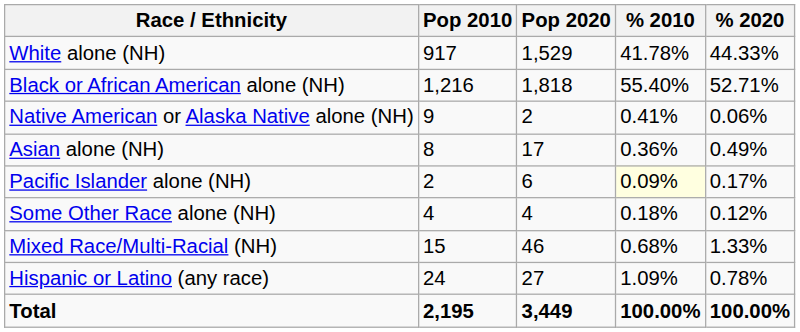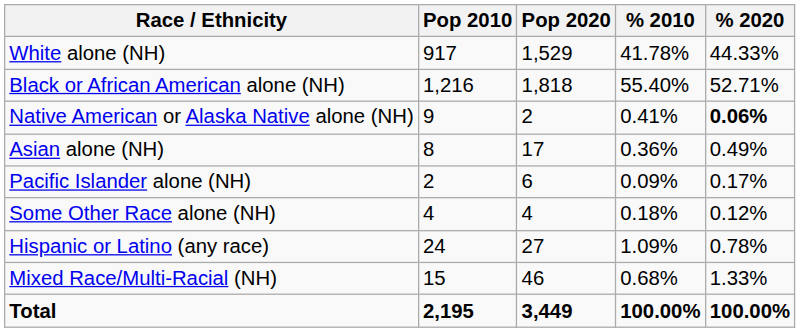(739, 117) normal -> (739, 117) bold
(649, 181) lightyellow background -> (649, 181) no background
rows swapped: (143, 246) <-> (139, 278)
